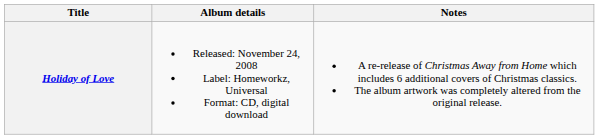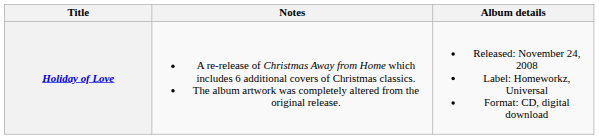columns swapped: (233, 13) <-> (454, 13)
